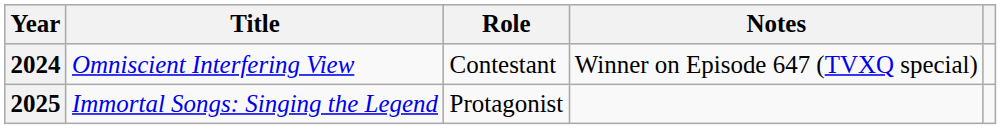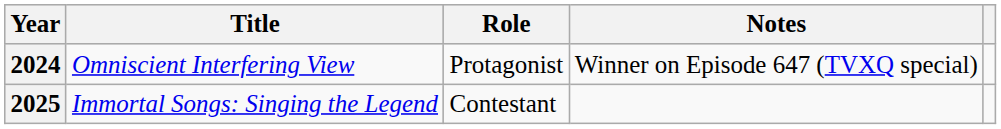(503, 63) Contestant -> (506, 63) Protagonist
(506, 103) Protagonist -> (503, 103) Contestant
